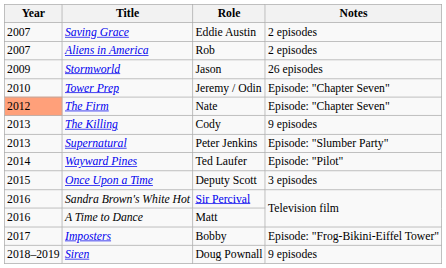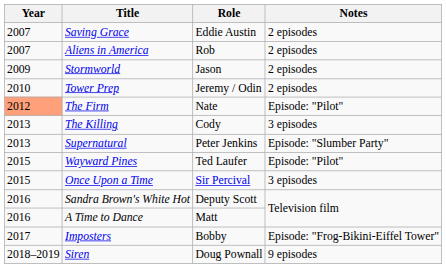(295, 69) 26 episodes -> (292, 69) 2 episodes
(329, 87) Episode: "Chapter Seven" -> (292, 87) 2 episodes
(329, 106) Episode: "Chapter Seven" -> (306, 106) Episode: "Pilot"
(292, 124) 9 episodes -> (292, 124) 3 episodes
(19, 161) 2014 -> (19, 161) 2015
(226, 180) Deputy Scott -> (223, 180) Sir Percival
(223, 198) Sir Percival -> (226, 198) Deputy Scott
